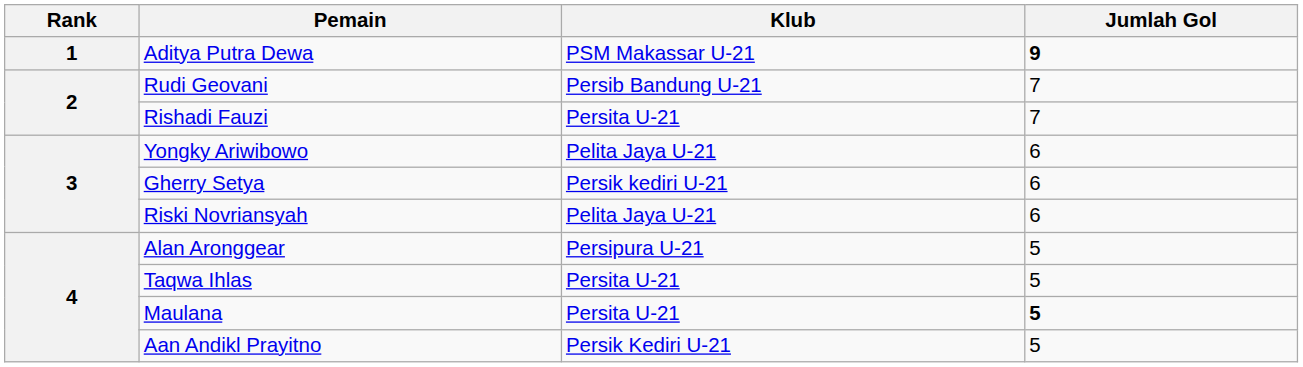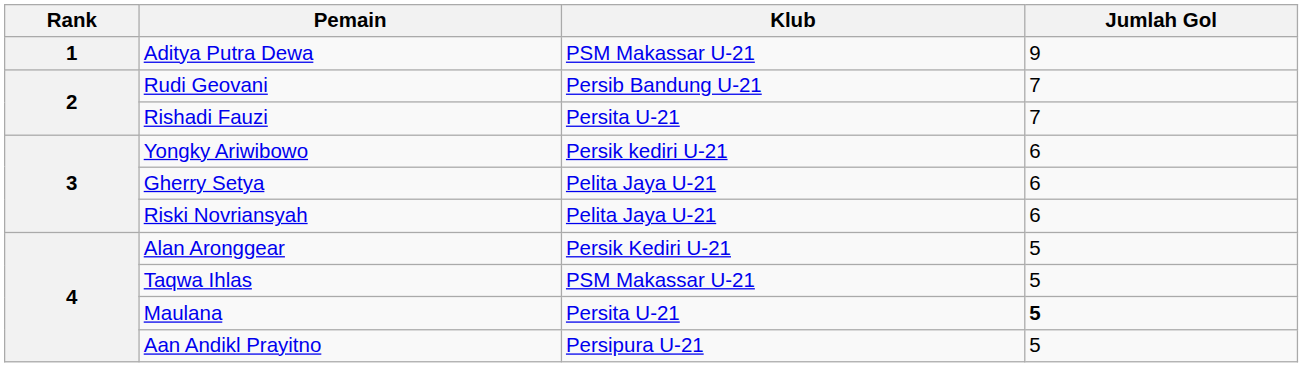(1035, 53) bold -> (1035, 53) normal
(641, 150) Pelita Jaya U-21 -> (647, 150) Persik kediri U-21
(647, 183) Persik kediri U-21 -> (641, 183) Pelita Jaya U-21
(635, 248) Persipura U-21 -> (648, 248) Persik Kediri U-21
(623, 280) Persita U-21 -> (660, 280) PSM Makassar U-21
(648, 345) Persik Kediri U-21 -> (635, 345) Persipura U-21
